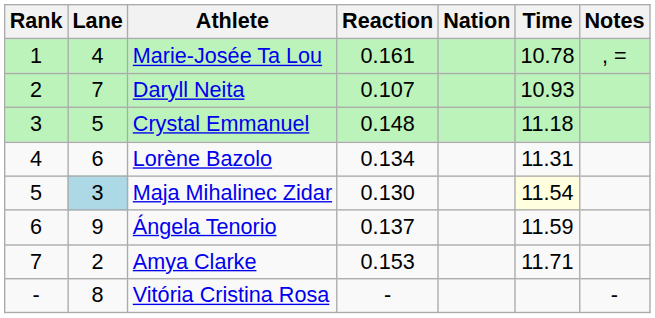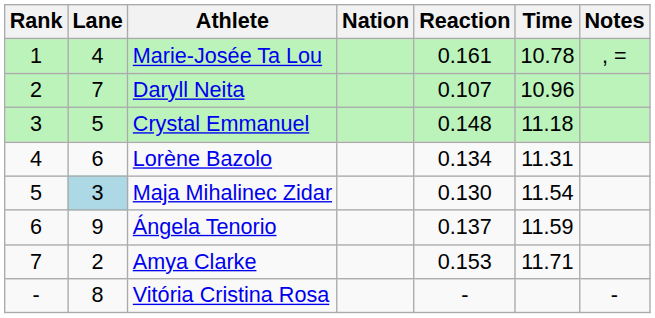columns swapped: (477, 21) <-> (388, 21)
(547, 90) 10.93 -> (547, 90) 10.96
(547, 192) lightyellow background -> (547, 192) no background
